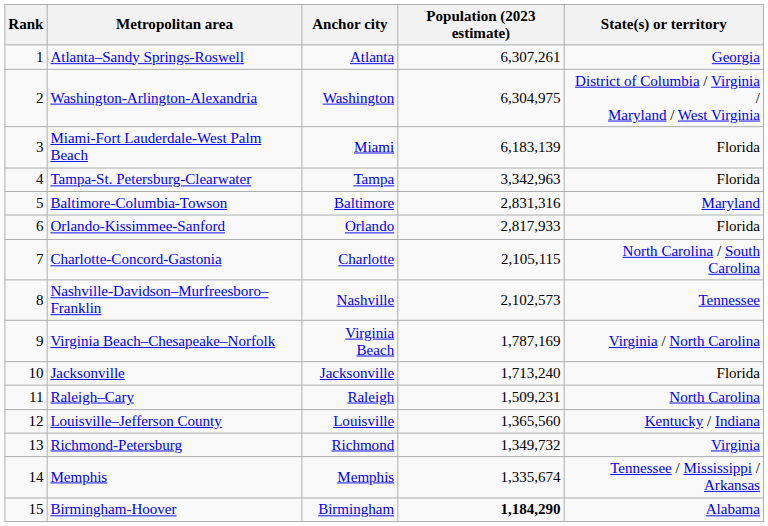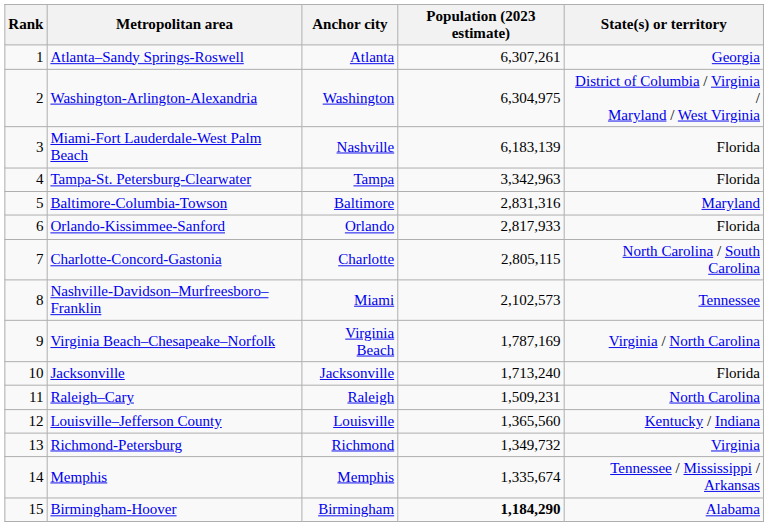(374, 147) Miami -> (365, 147) Nashville
(531, 259) 2,105,115 -> (531, 259) 2,805,115
(365, 300) Nashville -> (374, 300) Miami
